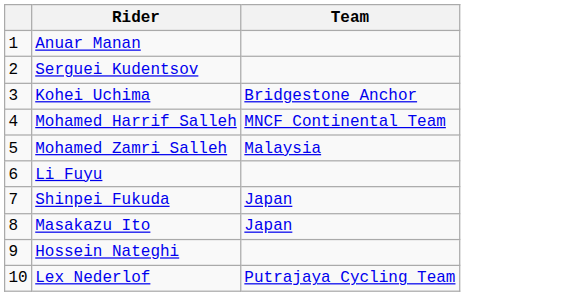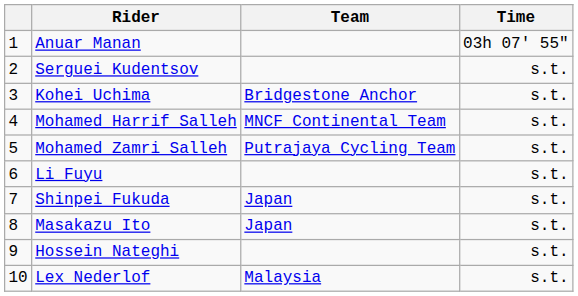+ column: (516, 18)
(283, 148) Malaysia -> (350, 148) Putrajaya Cycling Team
(350, 278) Putrajaya Cycling Team -> (283, 278) Malaysia
